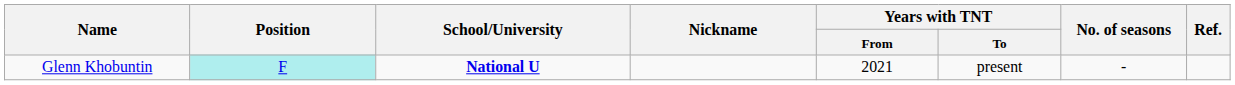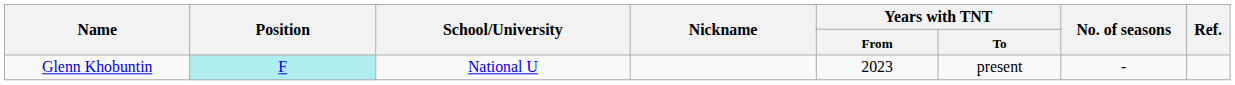(503, 67) bold -> (503, 67) normal
(877, 67) 2021 -> (877, 67) 2023
